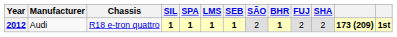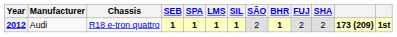columns swapped: (234, 11) <-> (171, 11)
